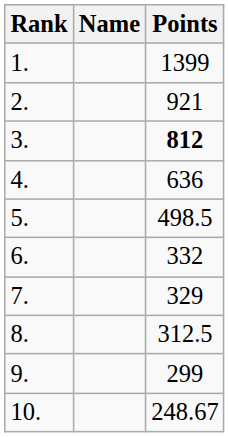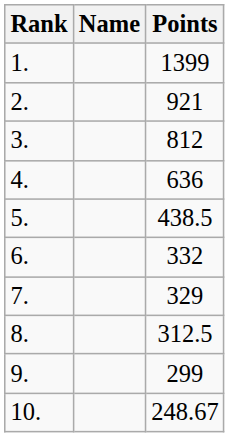(185, 140) bold -> (185, 140) normal
(185, 218) 498.5 -> (185, 218) 438.5
